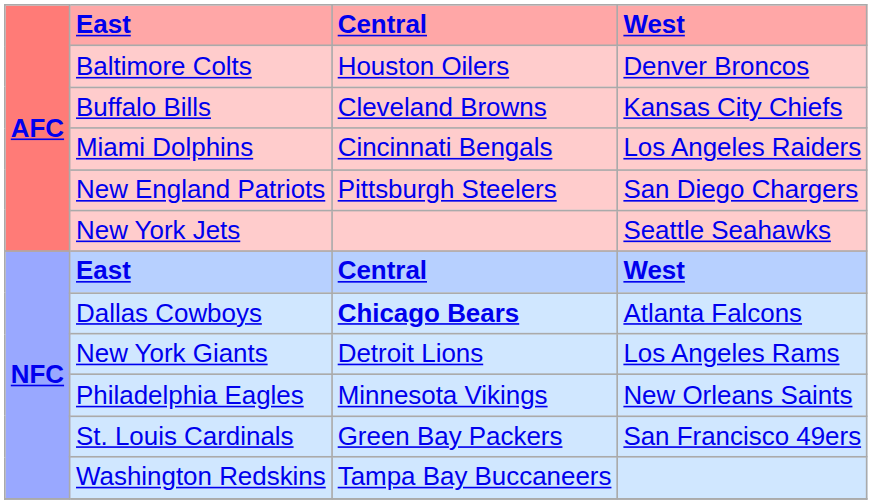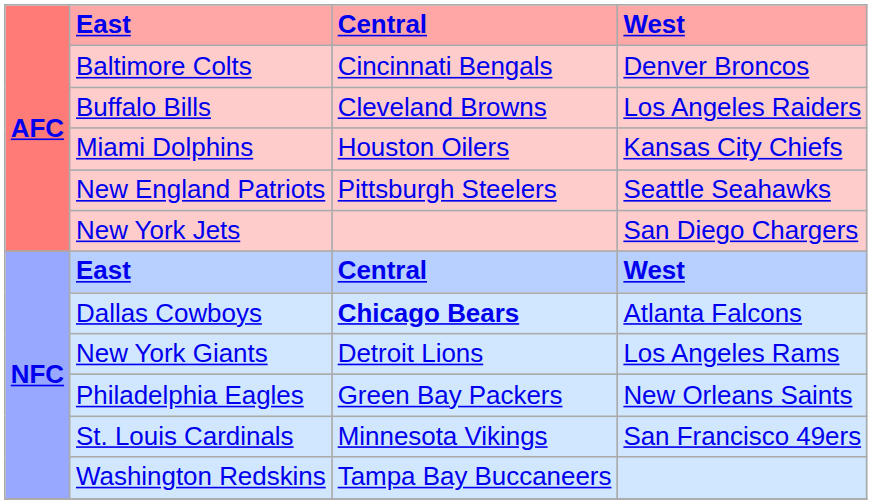(423, 66) Houston Oilers -> (445, 66) Cincinnati Bengals
(733, 107) Kansas City Chiefs -> (742, 107) Los Angeles Raiders
(445, 148) Cincinnati Bengals -> (423, 148) Houston Oilers
(742, 148) Los Angeles Raiders -> (733, 148) Kansas City Chiefs
(741, 189) San Diego Chargers -> (727, 189) Seattle Seahawks
(727, 230) Seattle Seahawks -> (741, 230) San Diego Chargers
(443, 395) Minnesota Vikings -> (450, 395) Green Bay Packers
(450, 436) Green Bay Packers -> (443, 436) Minnesota Vikings
